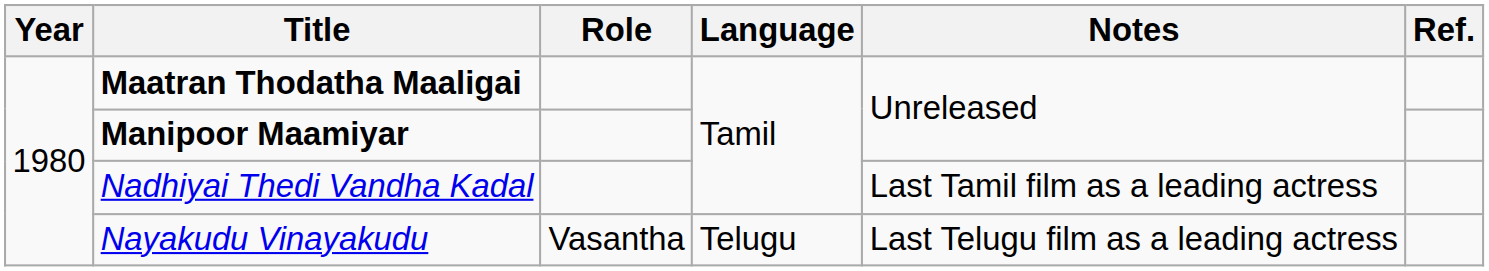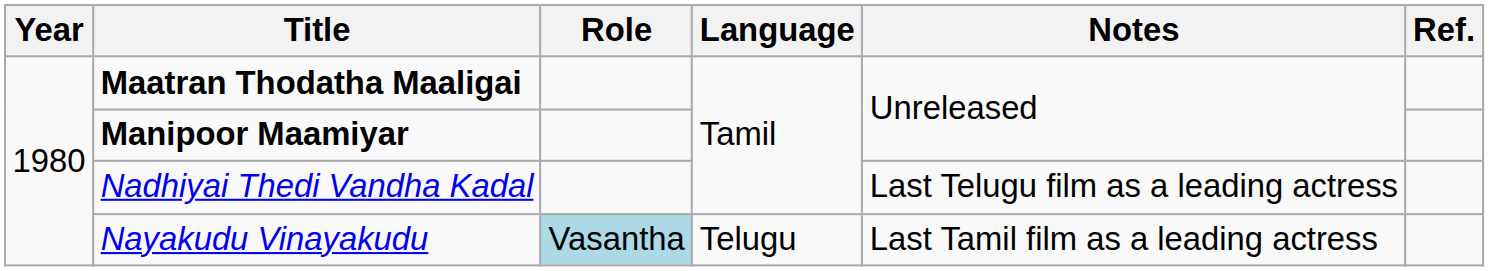(1124, 186) Last Tamil film as a leading actress -> (1134, 186) Last Telugu film as a leading actress
(617, 238) no background -> (617, 238) lightblue background
(1134, 238) Last Telugu film as a leading actress -> (1124, 238) Last Tamil film as a leading actress
